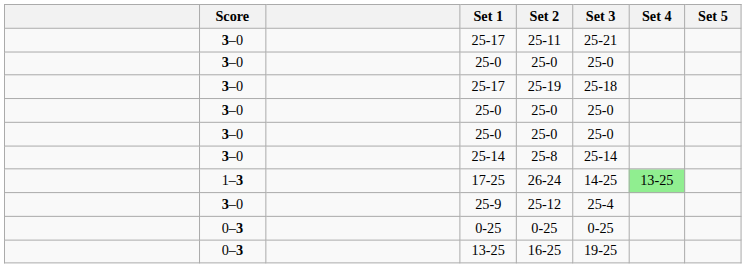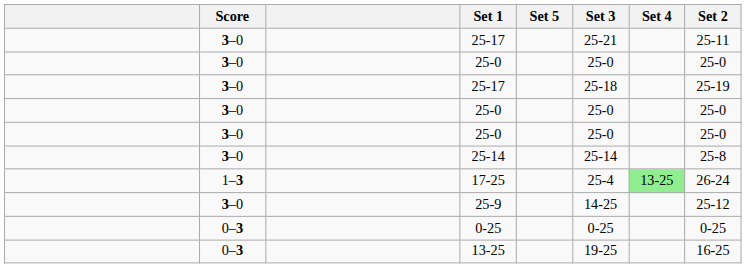columns swapped: (544, 16) <-> (713, 16)
(601, 181) 14-25 -> (601, 181) 25-4
(601, 204) 25-4 -> (601, 204) 14-25
